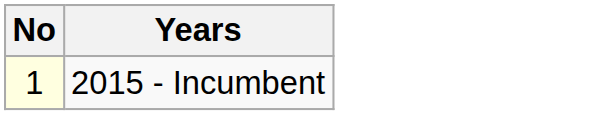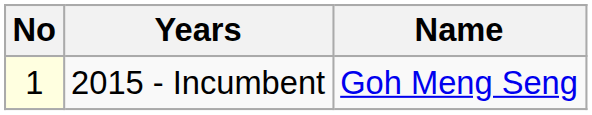+ column: (459, 30)
